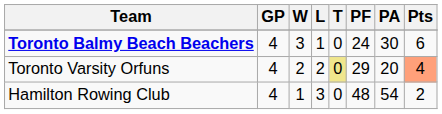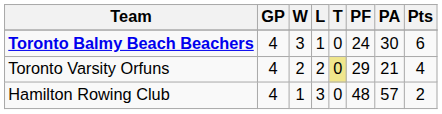(389, 69) 20 -> (389, 69) 21
(420, 69) lightsalmon background -> (420, 69) no background
(389, 95) 54 -> (389, 95) 57
